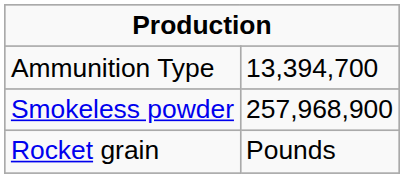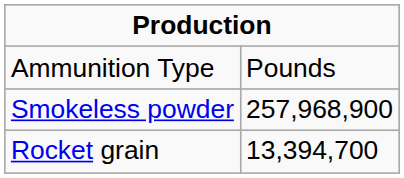(312, 67) 13,394,700 -> (291, 67) Pounds
(291, 151) Pounds -> (312, 151) 13,394,700
